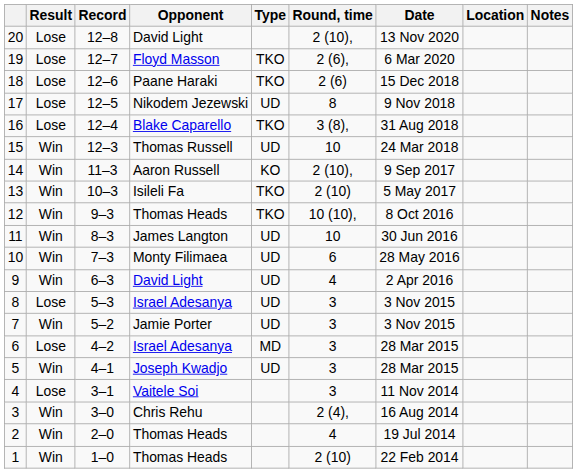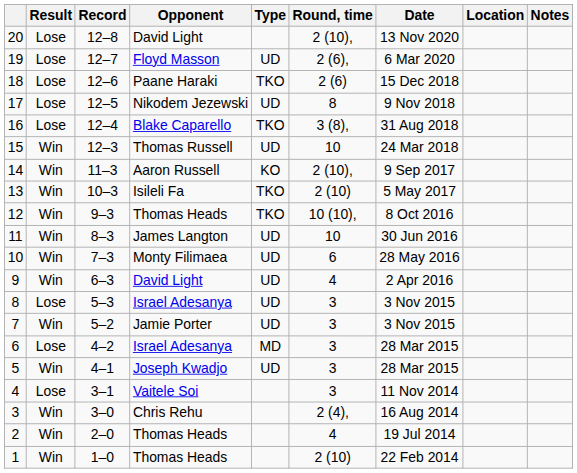(270, 59) TKO -> (270, 59) UD
